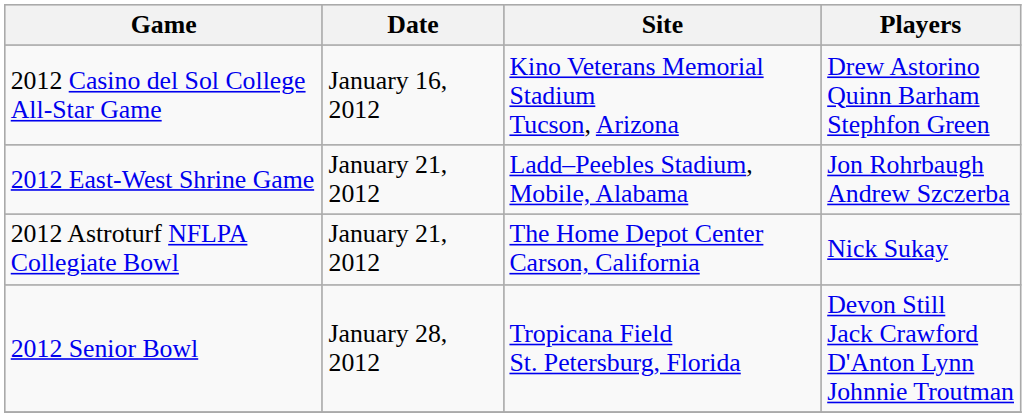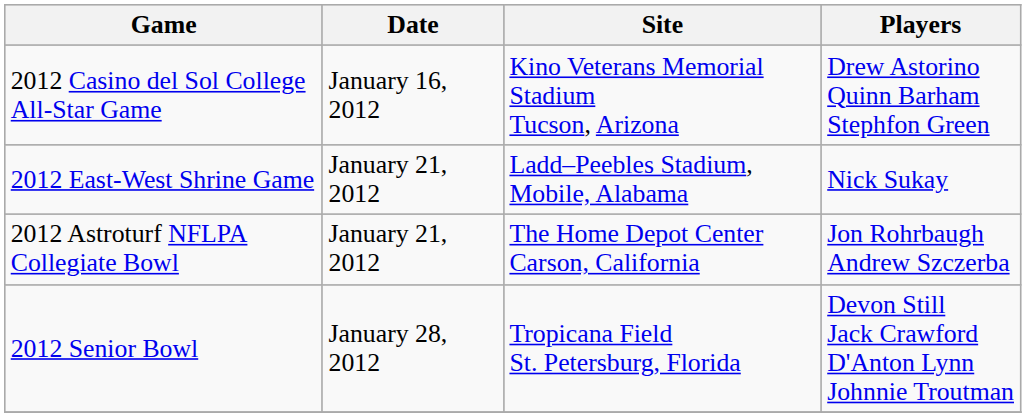(918, 179) Jon Rohrbaugh Andrew Szczerba -> (888, 179) Nick Sukay
(888, 248) Nick Sukay -> (918, 248) Jon Rohrbaugh Andrew Szczerba
